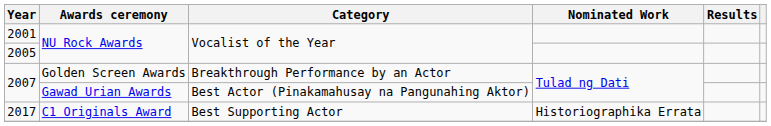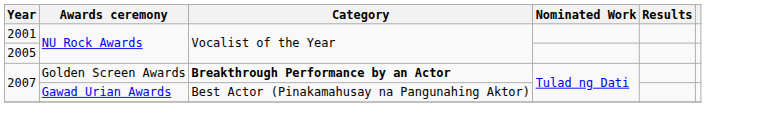(321, 73) normal -> (321, 73) bold
- row: (22, 112)
